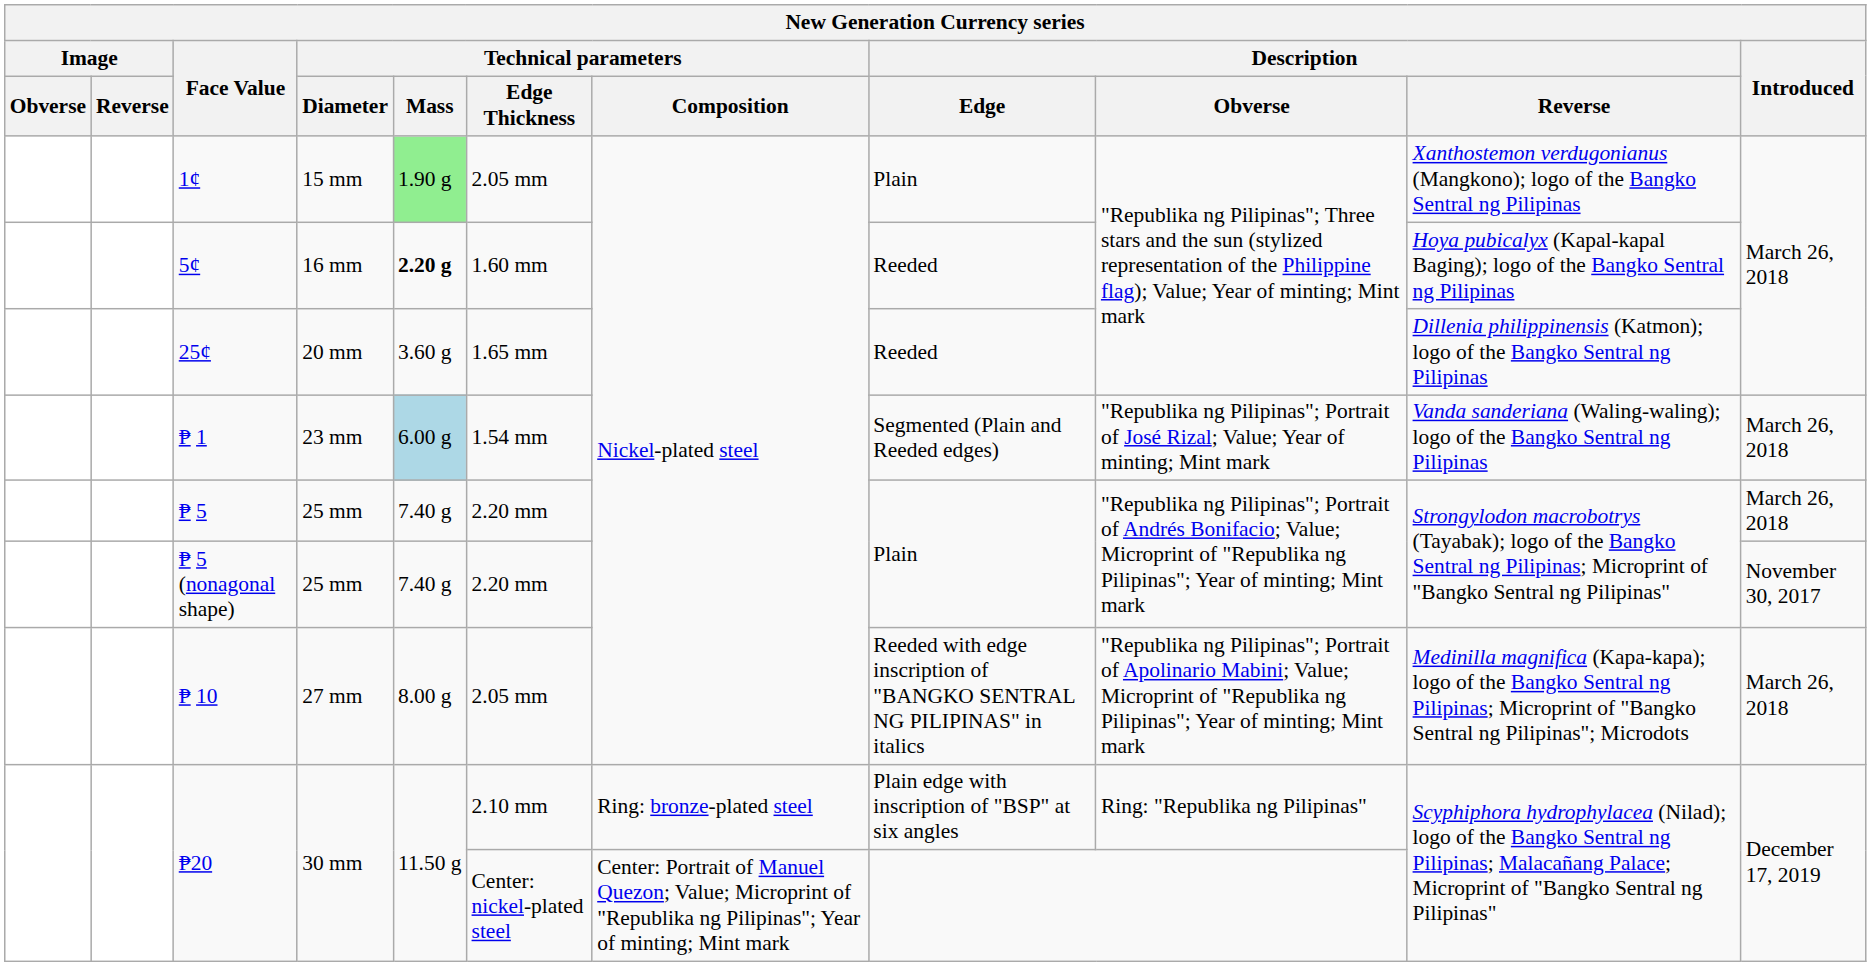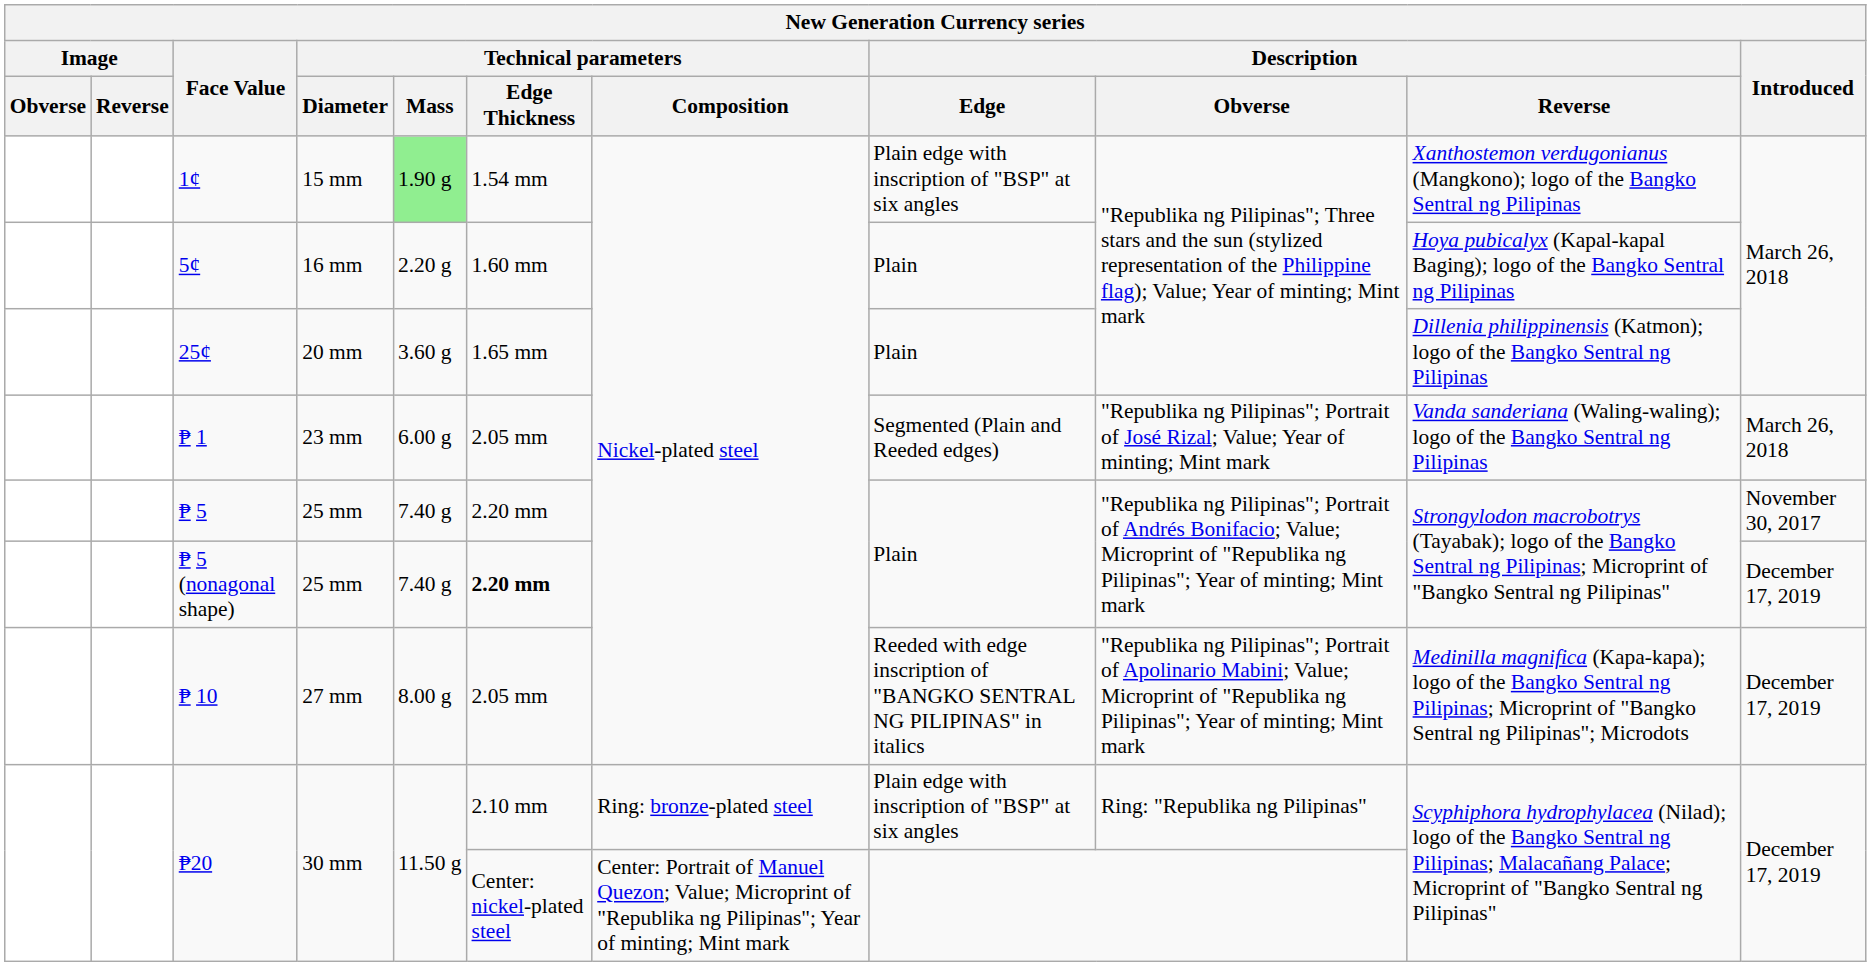(510, 179) 2.05 mm -> (510, 179) 1.54 mm
(895, 179) Plain -> (972, 179) Plain edge with inscription of "BSP" at six angles
(425, 265) bold -> (425, 265) normal
(906, 265) Reeded -> (895, 265) Plain
(906, 351) Reeded -> (895, 351) Plain
(425, 437) lightblue background -> (425, 437) no background
(510, 437) 1.54 mm -> (510, 437) 2.05 mm
(1790, 510) March 26, 2018 -> (1791, 510) November 30, 2017
(510, 584) normal -> (511, 584) bold
(1791, 584) November 30, 2017 -> (1790, 584) December 17, 2019
(1790, 695) March 26, 2018 -> (1790, 695) December 17, 2019
